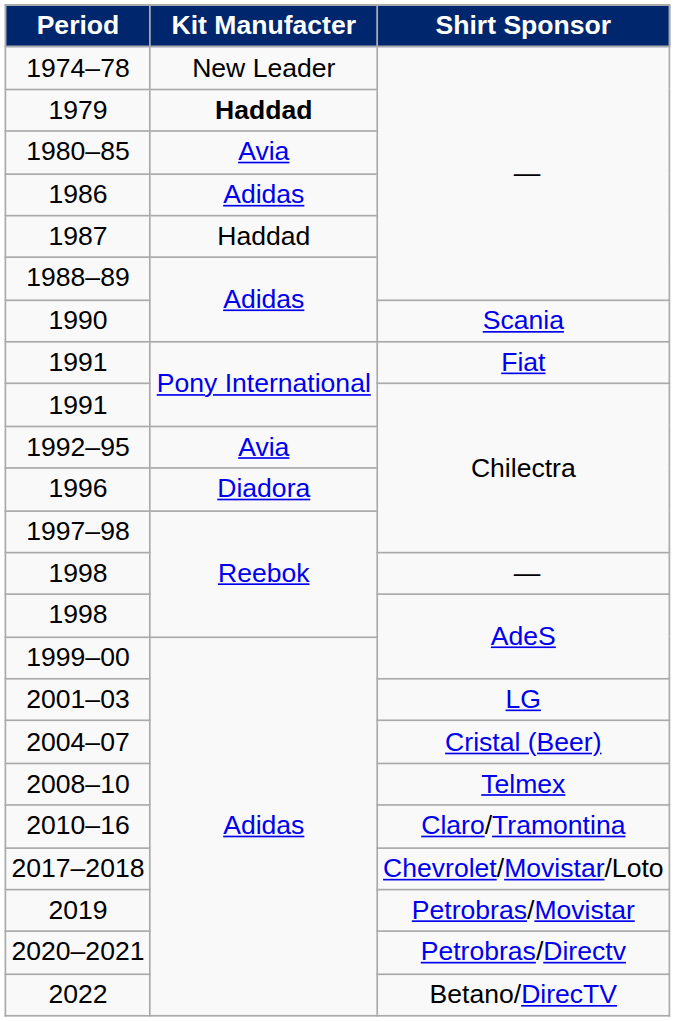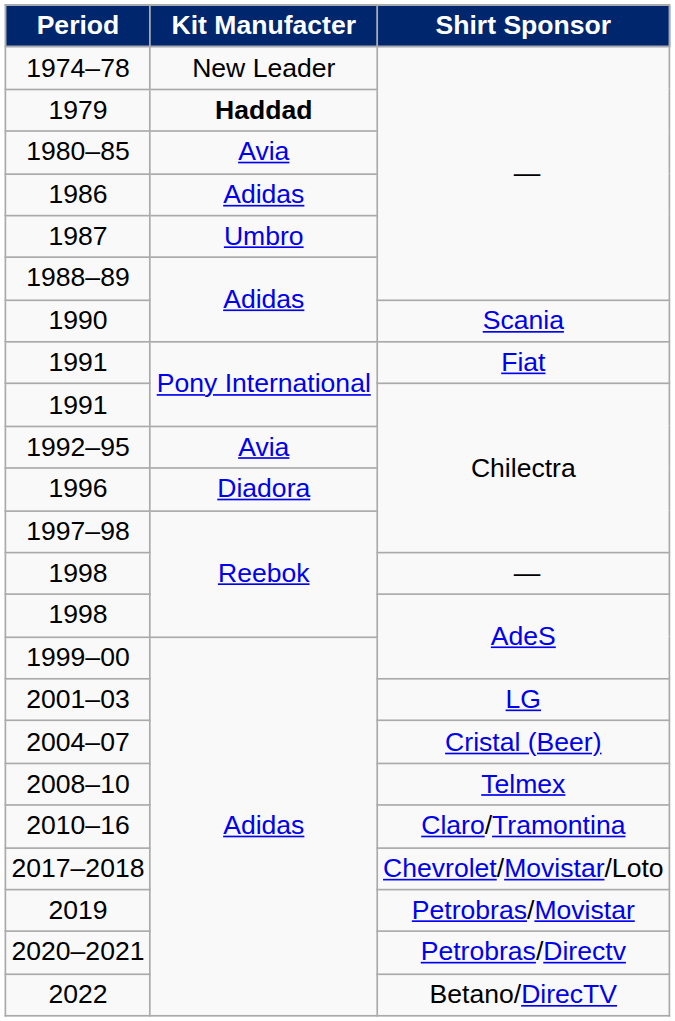(264, 236) Haddad -> (264, 236) Umbro
